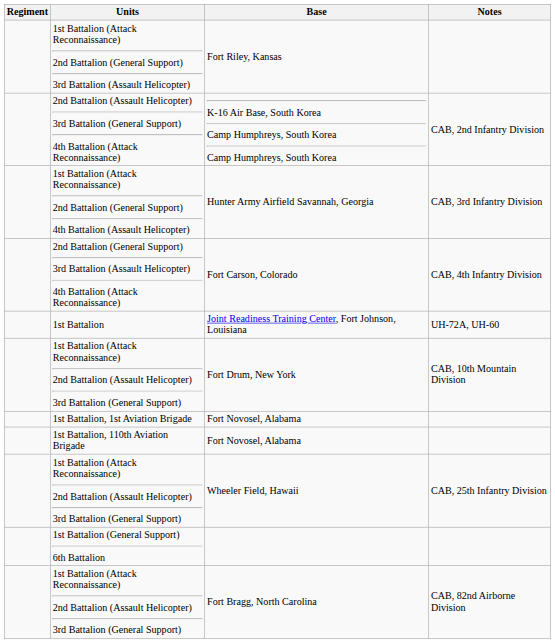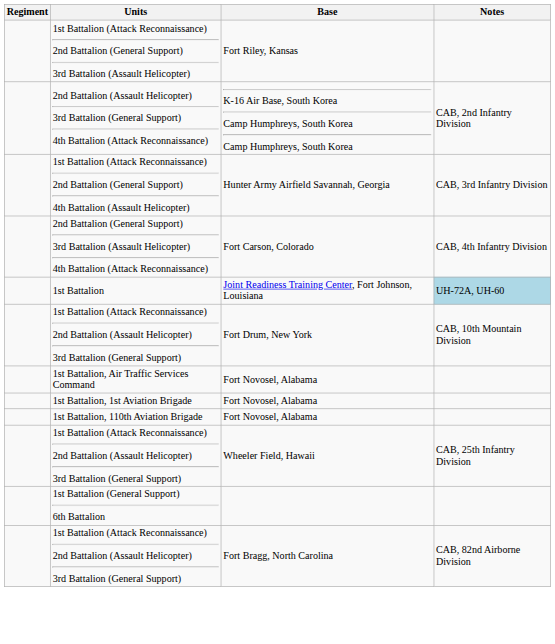(465, 324) no background -> (470, 290) lightblue background
+ row: (121, 379)
